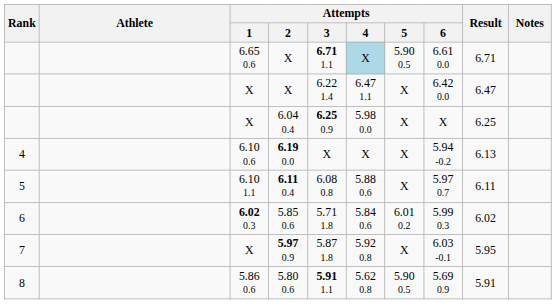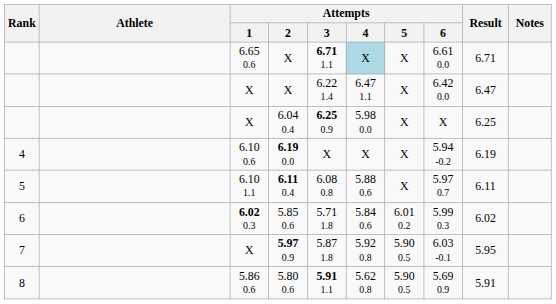(404, 58) 5.90 0.5 -> (404, 58) X
(486, 154) 6.13 -> (486, 154) 6.19
(404, 250) X -> (404, 250) 5.90 0.5
